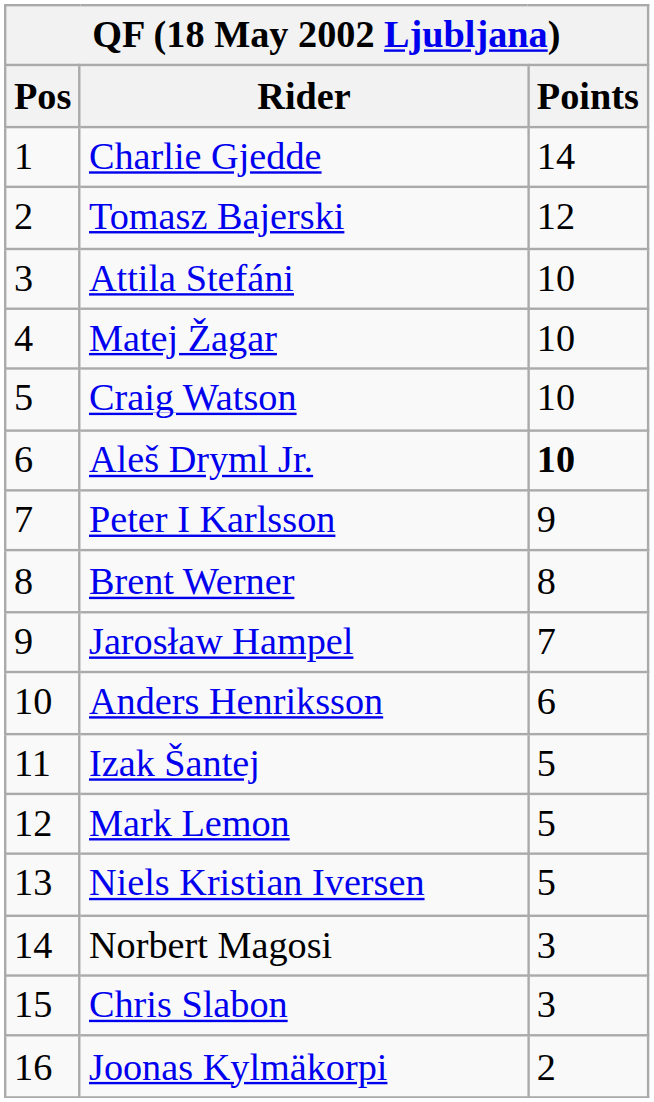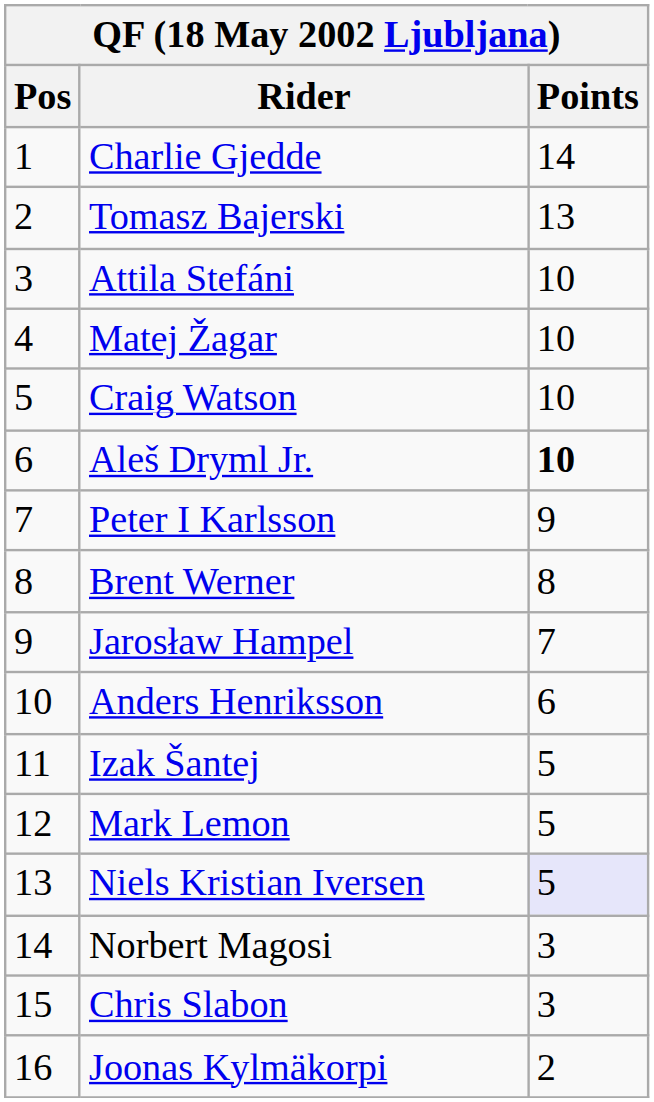(556, 216) 12 -> (556, 216) 13
(546, 883) no background -> (546, 883) lavender background
